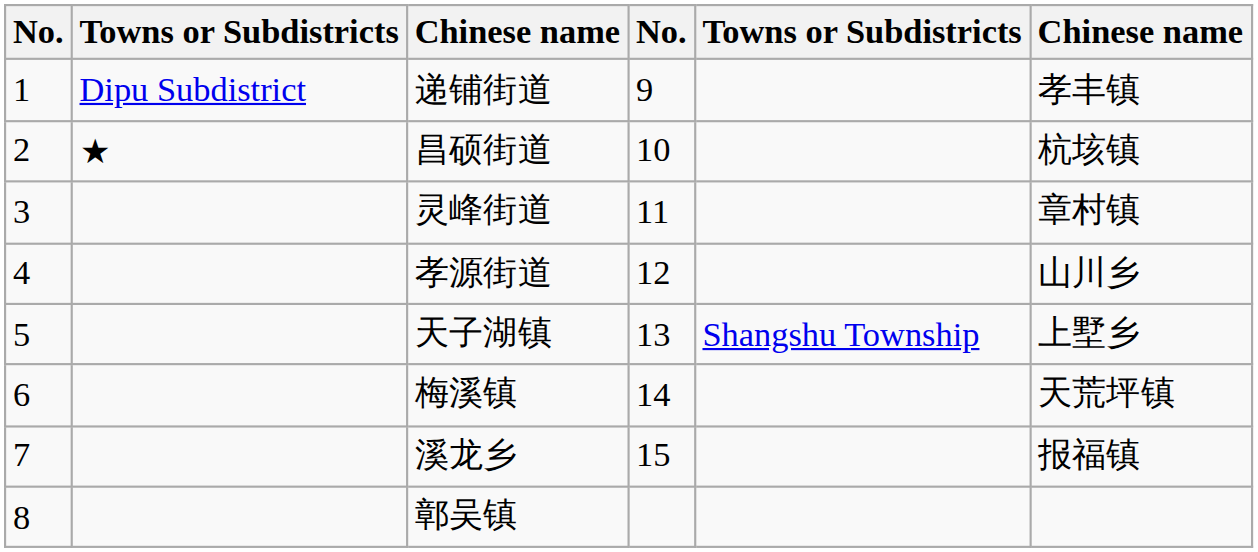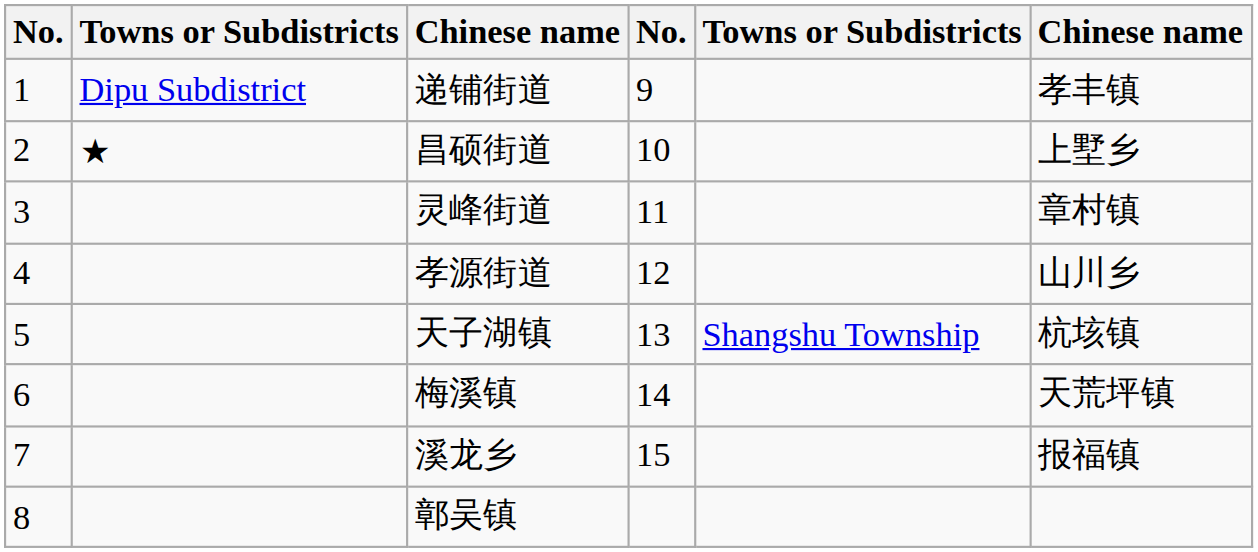(1089, 149) 杭垓镇 -> (1089, 149) 上墅乡
(1089, 332) 上墅乡 -> (1089, 332) 杭垓镇
